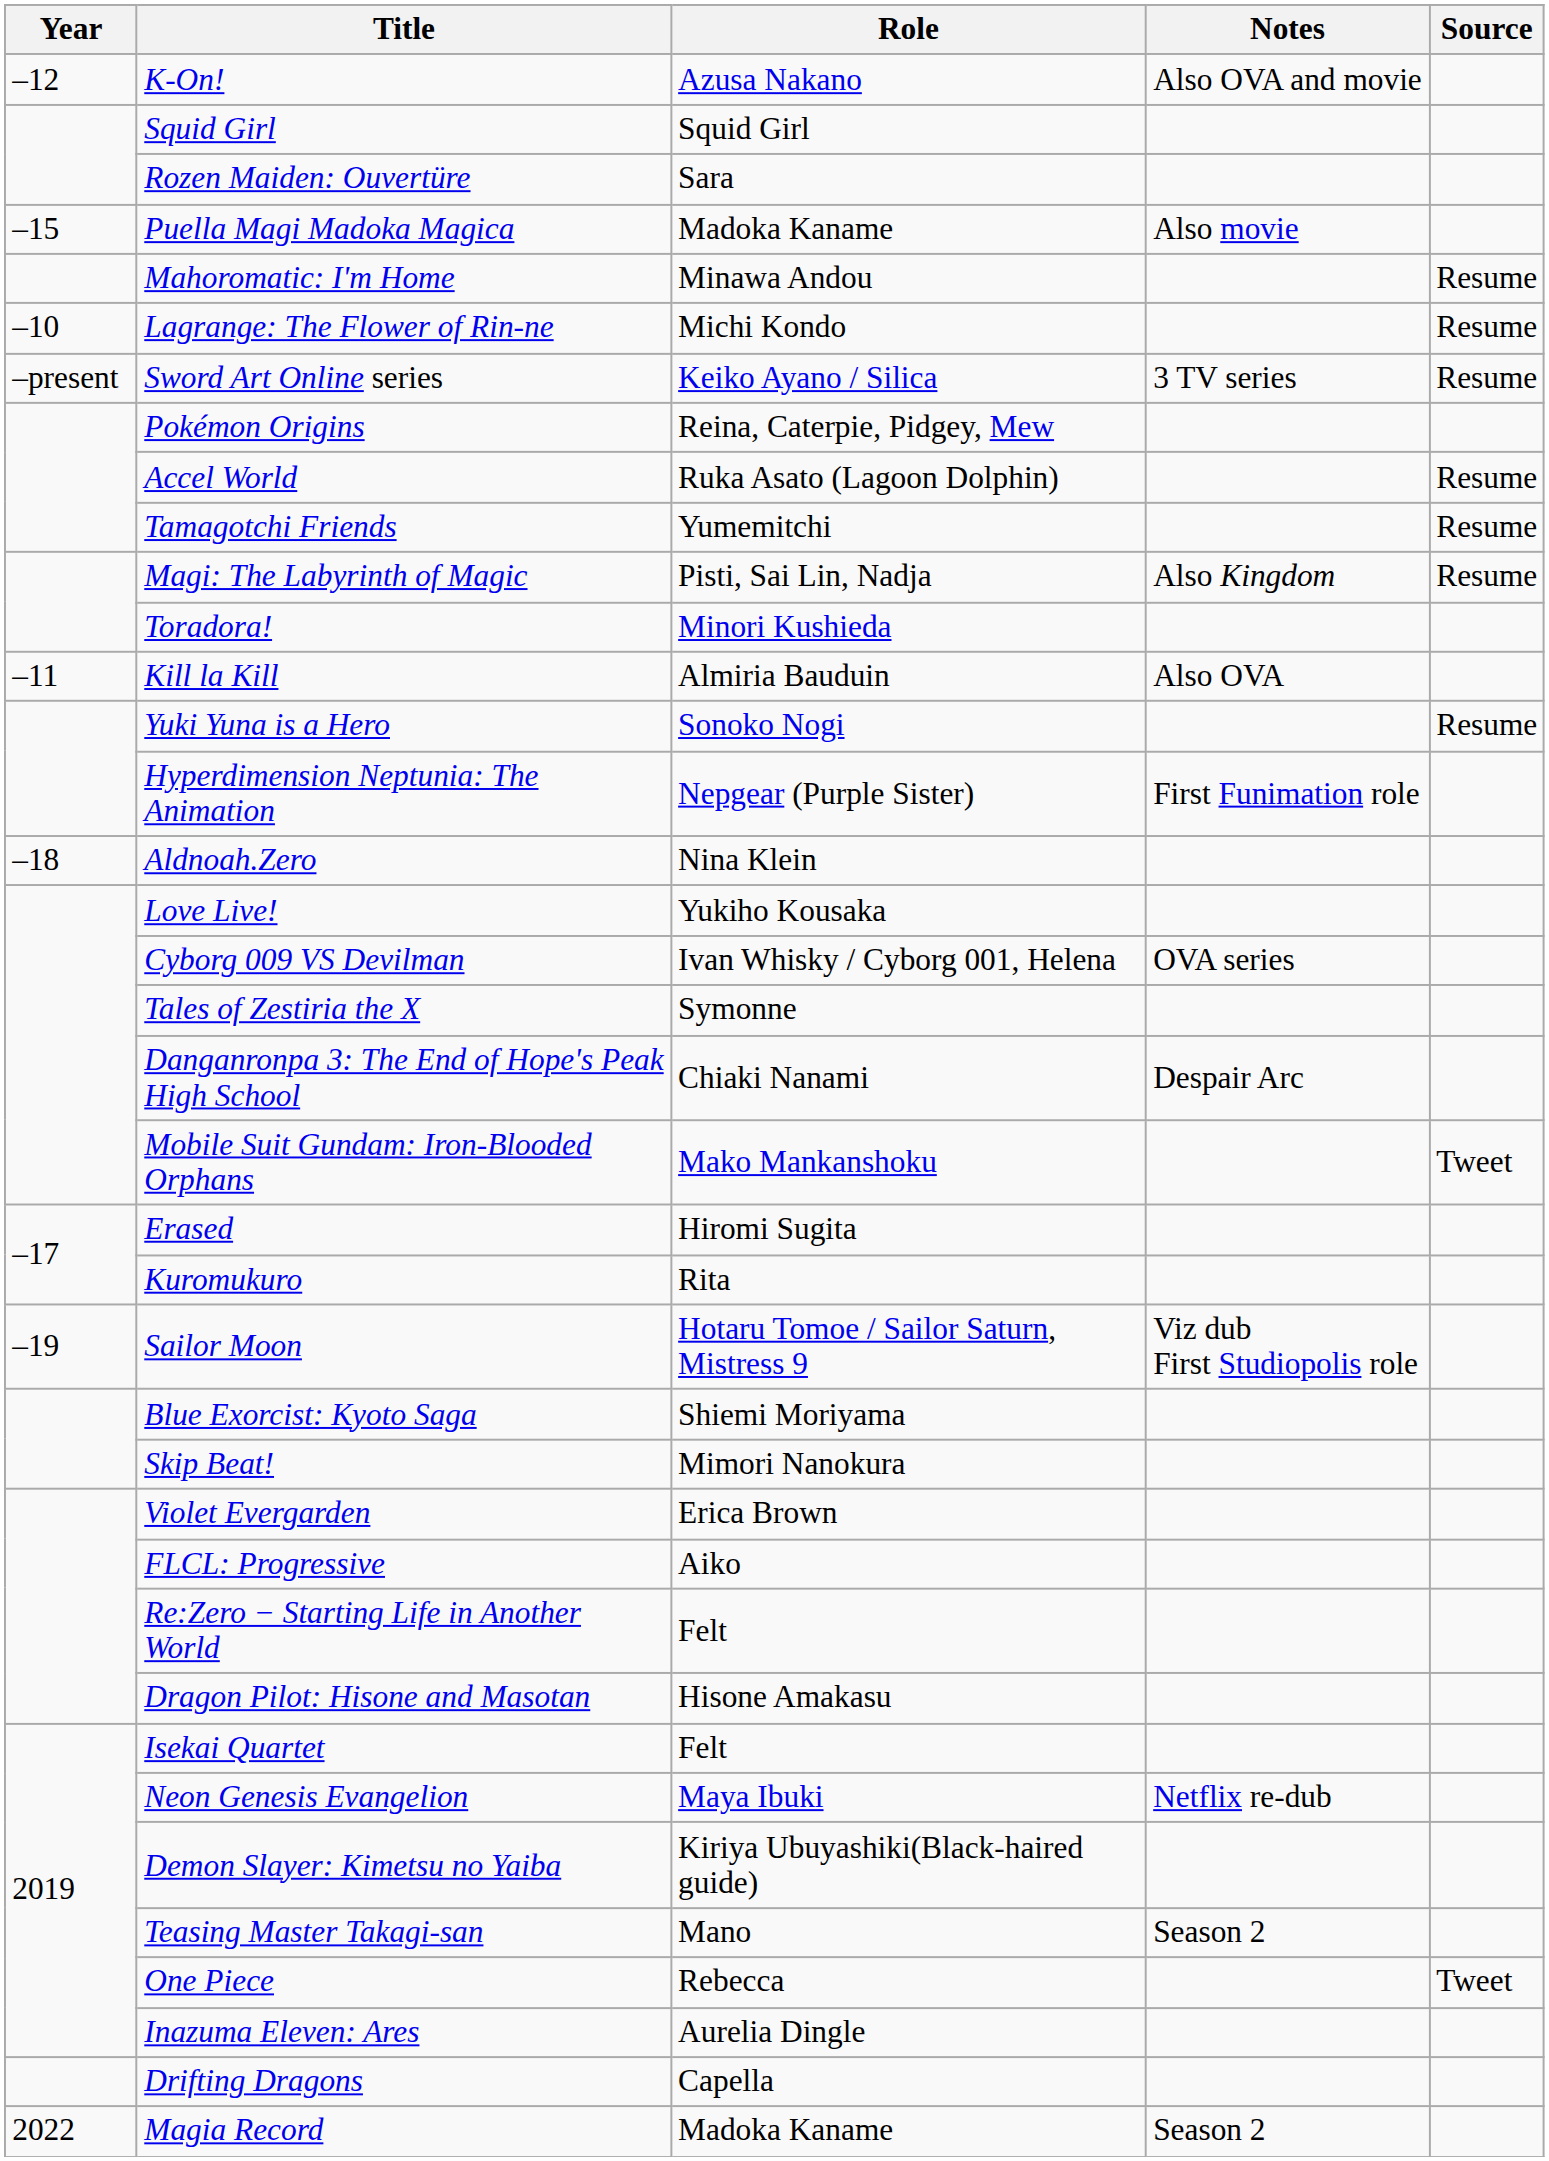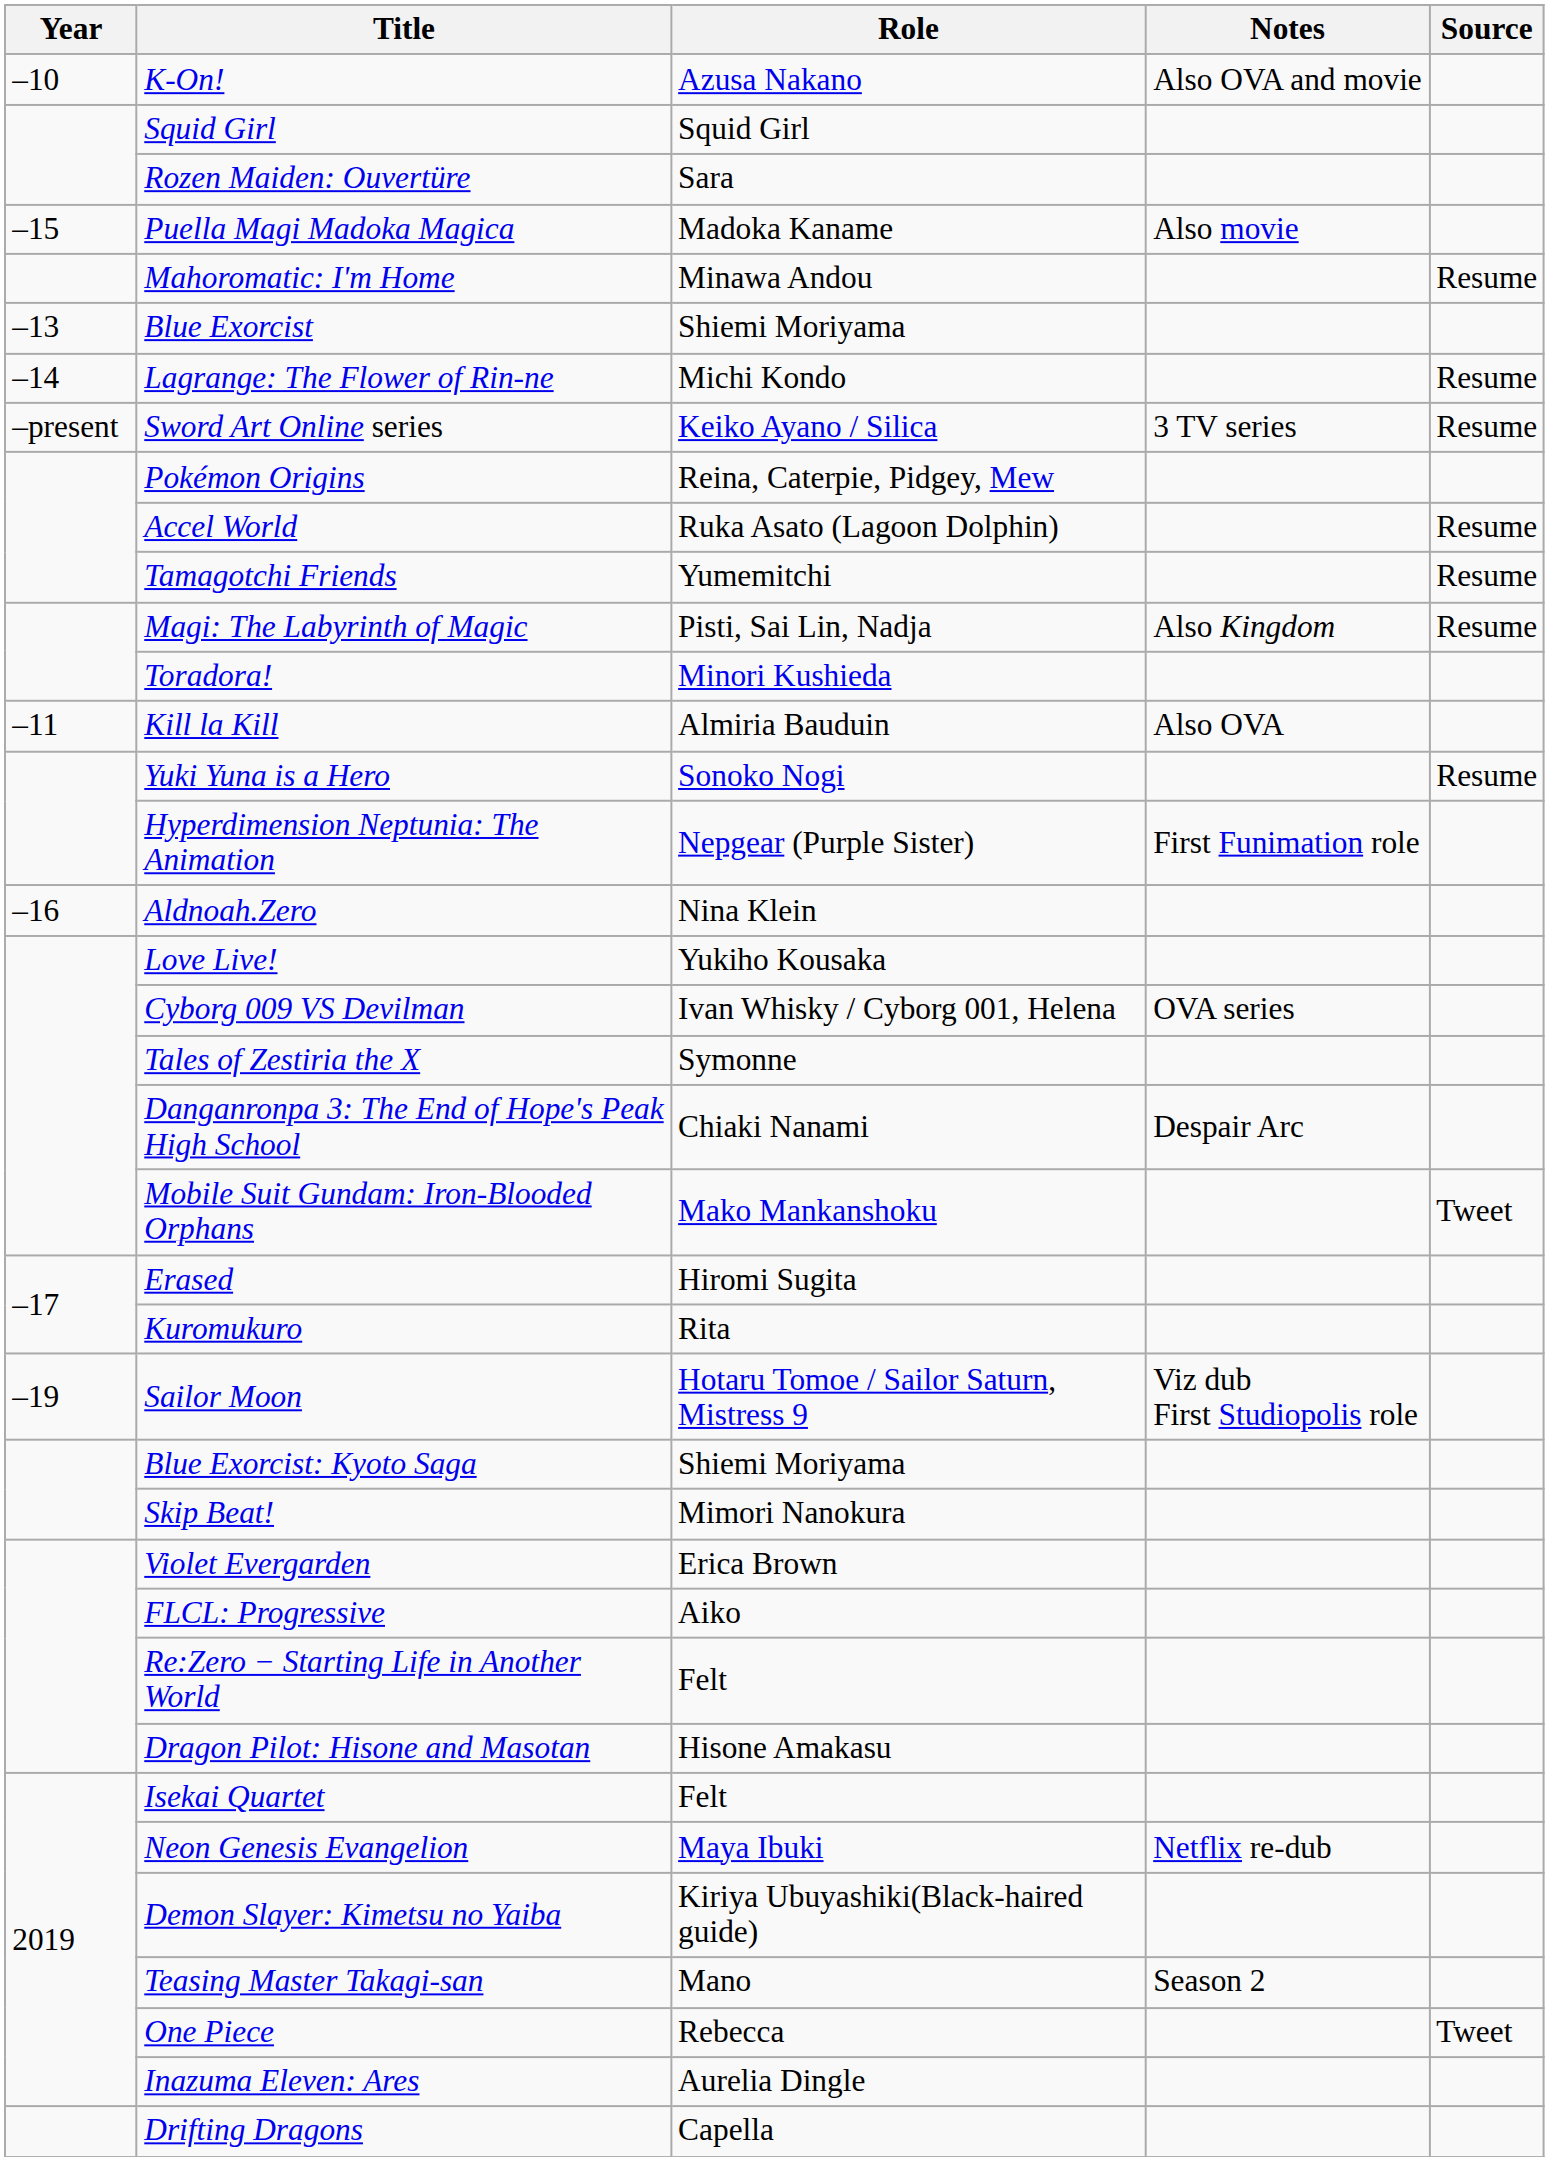(36, 79) –12 -> (36, 79) –10
+ row: (229, 327)
(36, 327) –10 -> (36, 377) –14
(36, 860) –18 -> (36, 910) –16
- row: (234, 2130)
